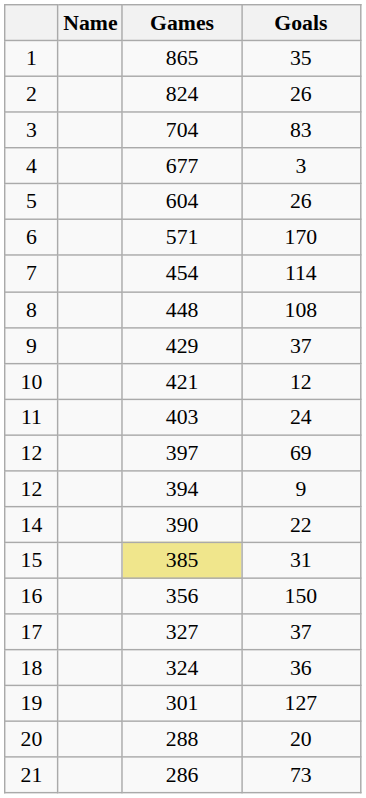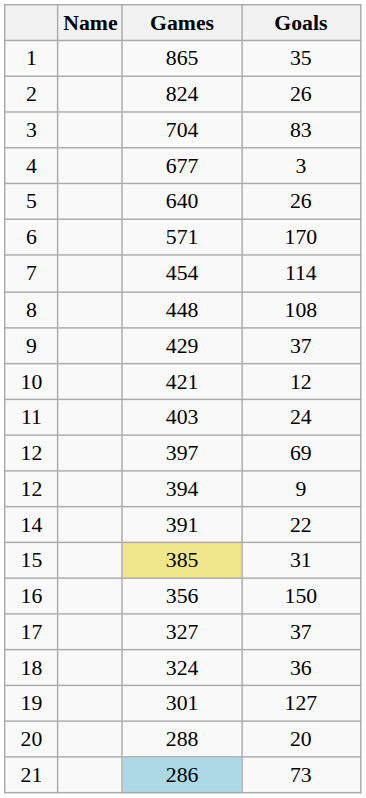(182, 201) 604 -> (182, 201) 640
(182, 524) 390 -> (182, 524) 391
(182, 775) no background -> (182, 775) lightblue background
